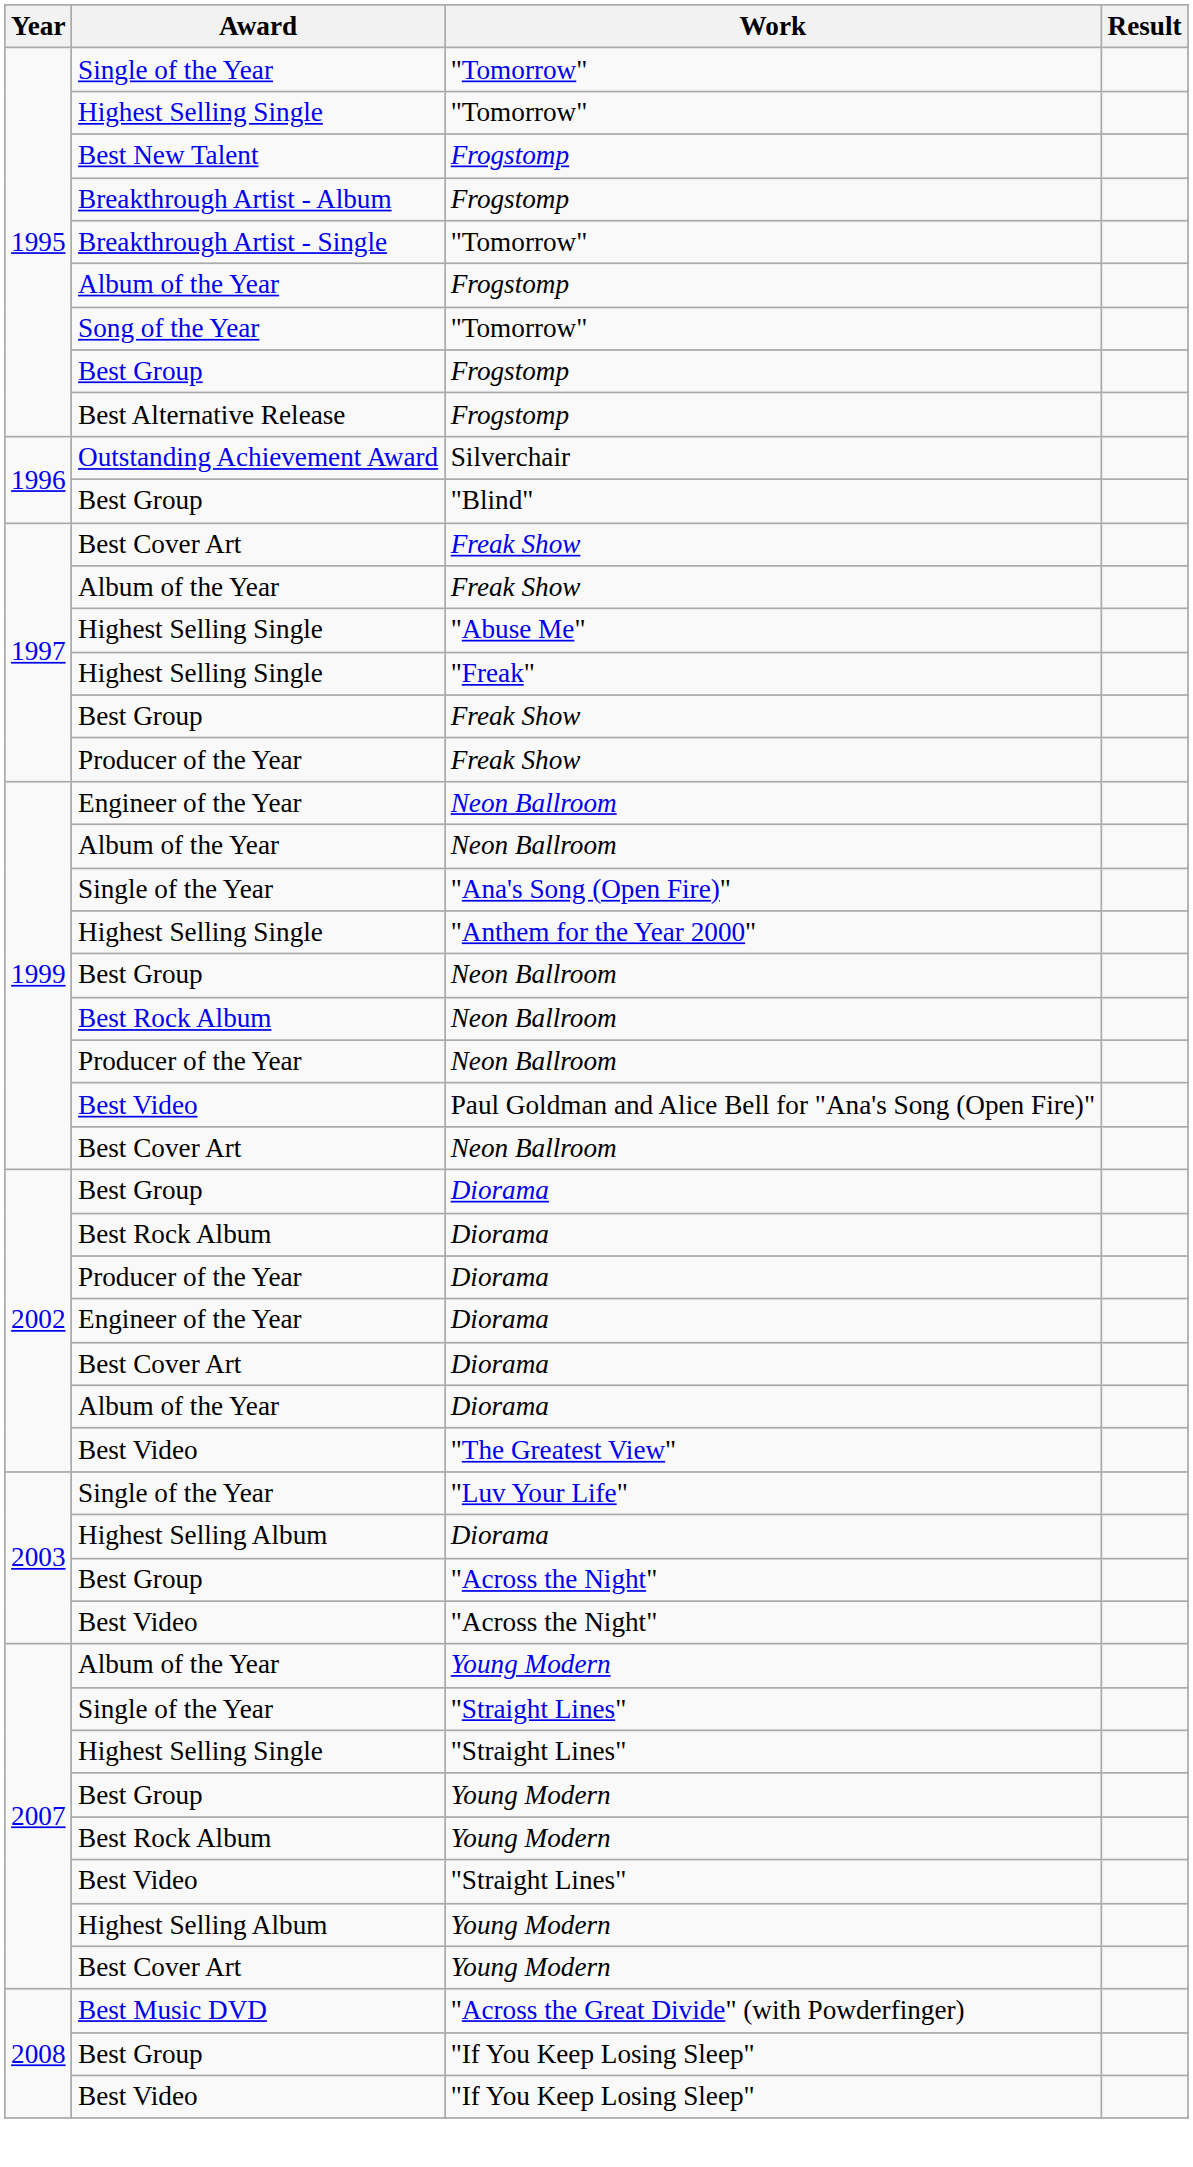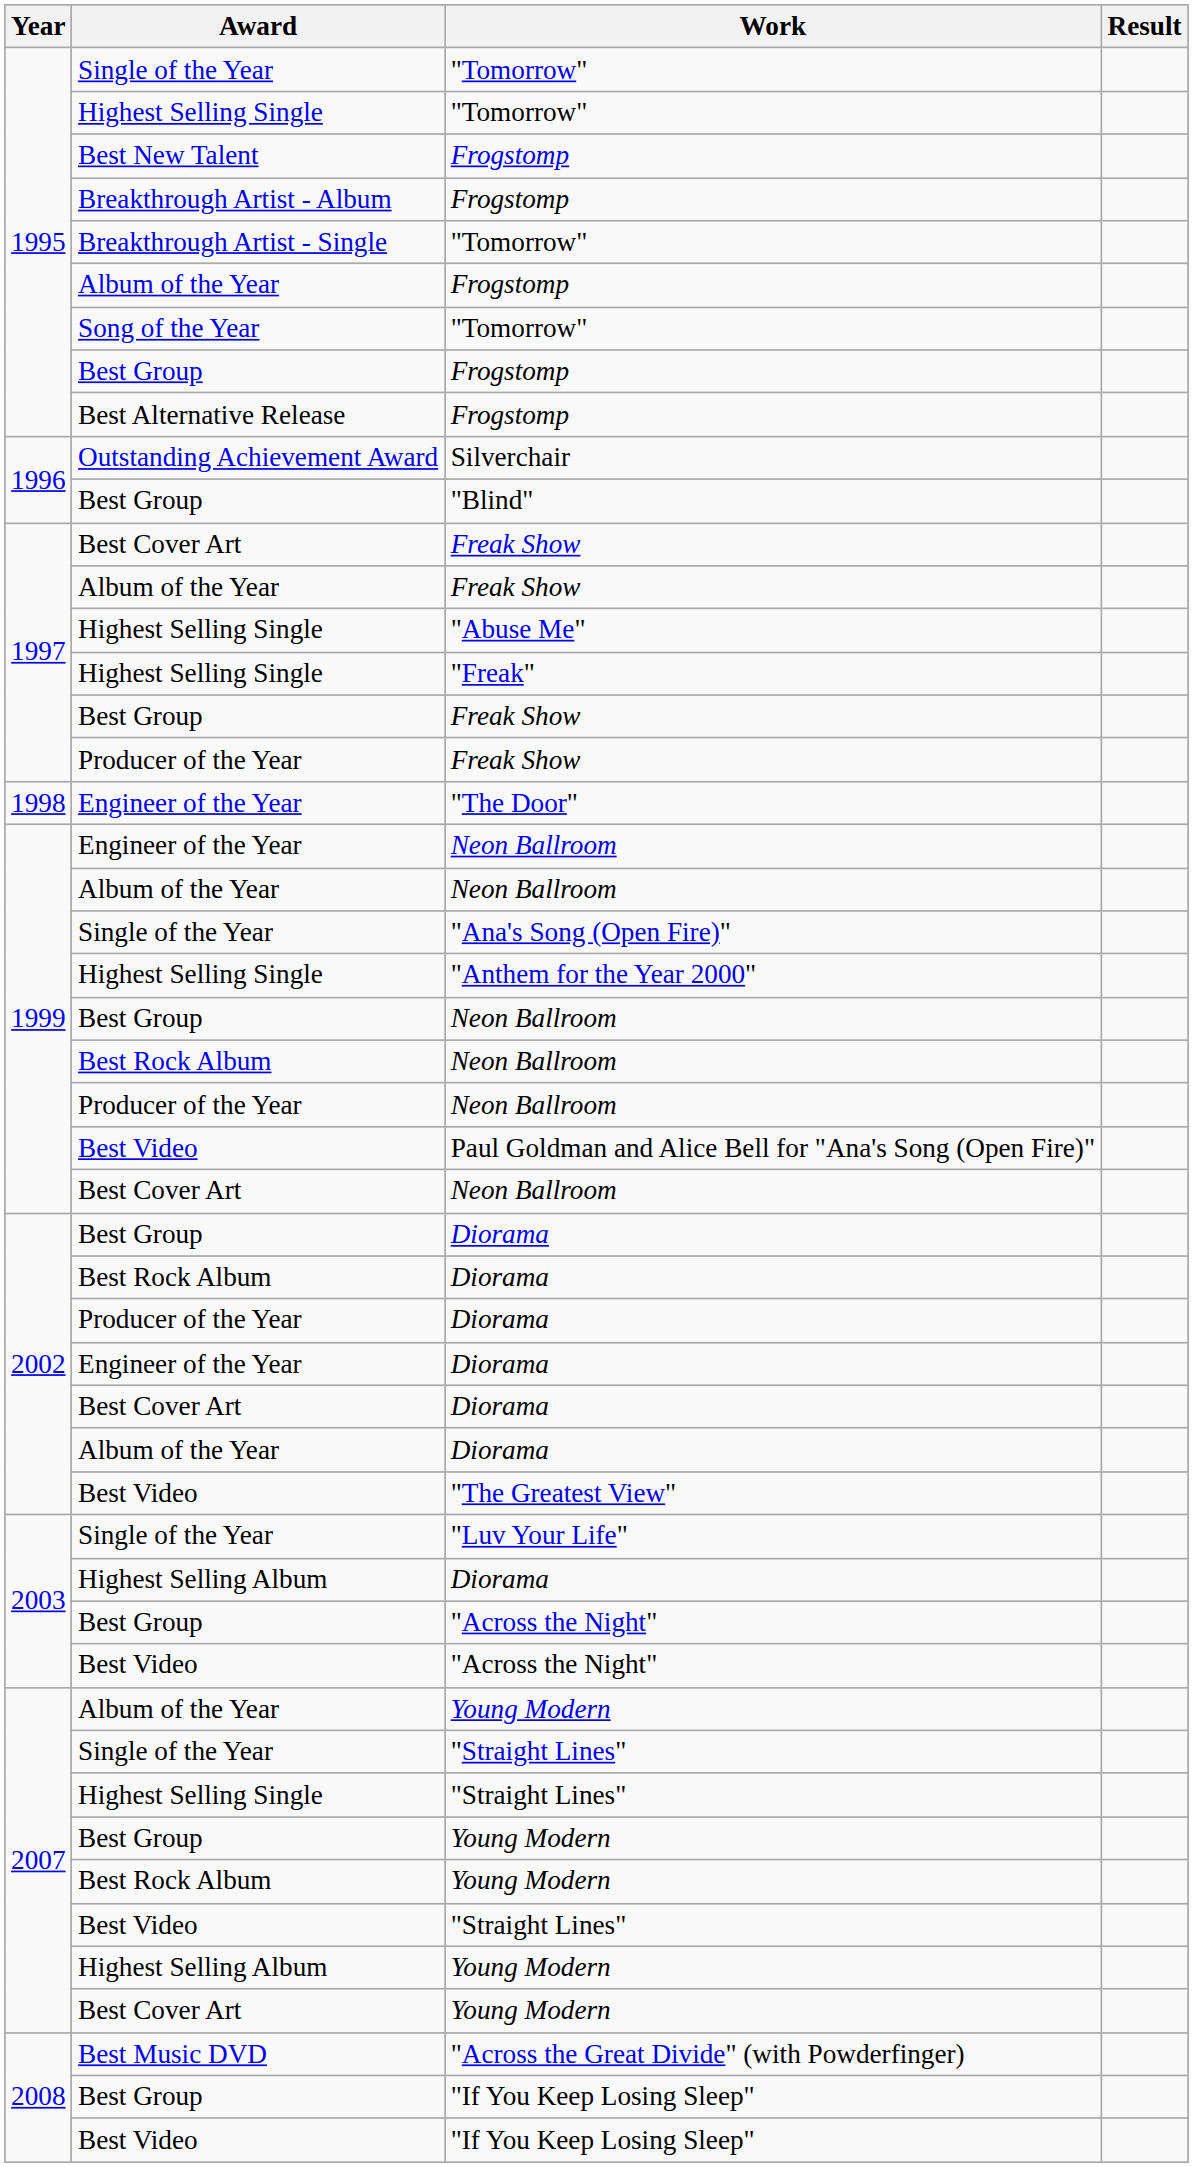+ row: (190, 802)
